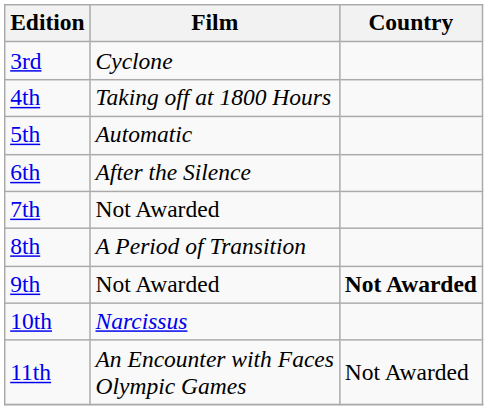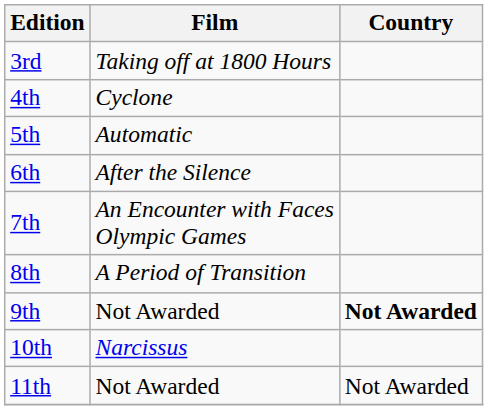(134, 60) Cyclone -> (213, 60) Taking off at 1800 Hours
(213, 97) Taking off at 1800 Hours -> (134, 97) Cyclone
(157, 209) Not Awarded -> (215, 222) An Encounter with Faces Olympic Games
(215, 372) An Encounter with Faces Olympic Games -> (157, 385) Not Awarded
